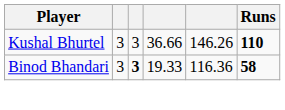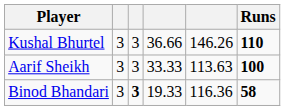+ row: (49, 67)
